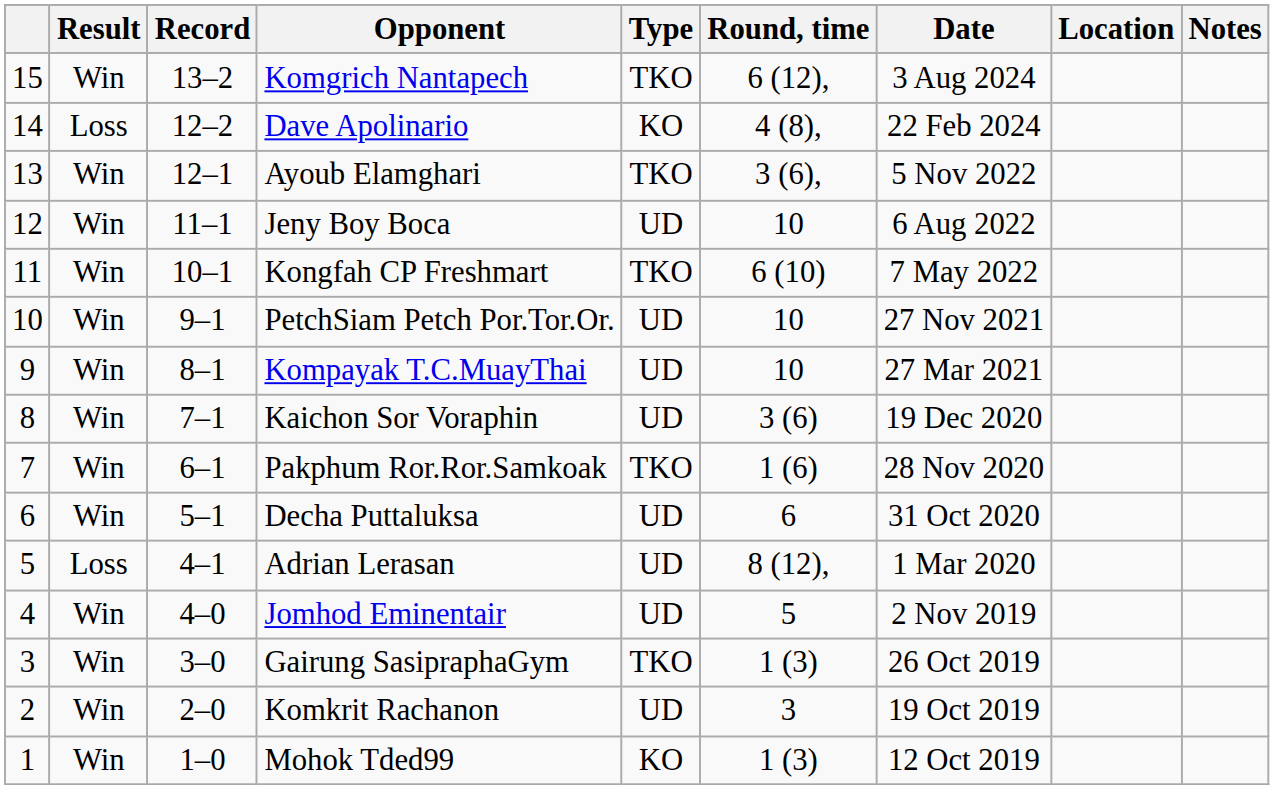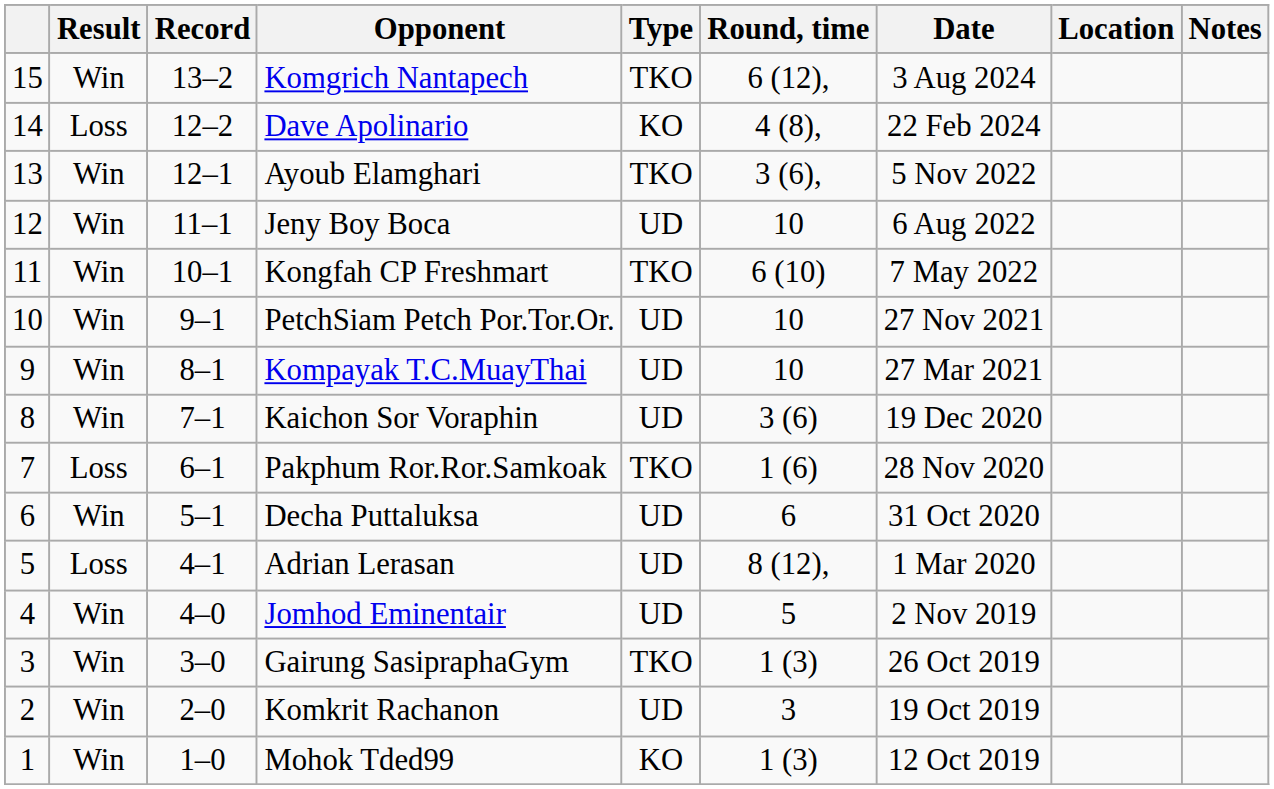(99, 467) Win -> (99, 467) Loss
